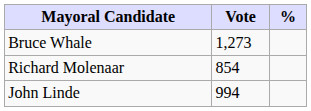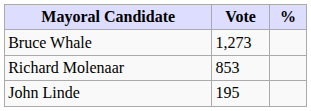(228, 67) 854 -> (228, 67) 853
(228, 93) 994 -> (228, 93) 195
